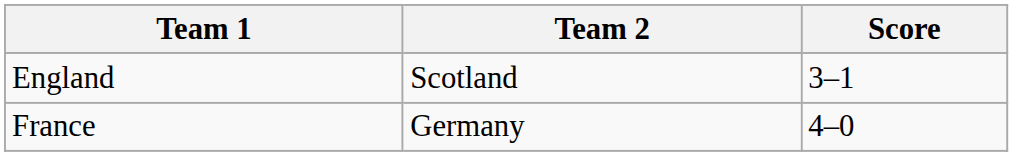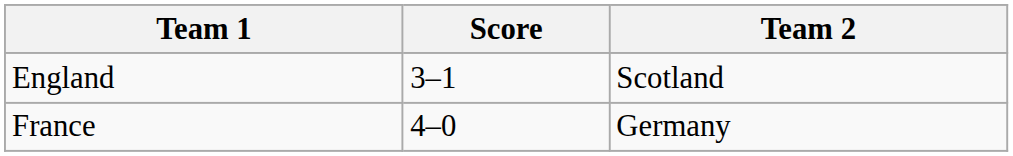columns swapped: (602, 28) <-> (904, 28)
